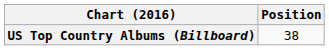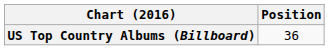(291, 35) 38 -> (291, 35) 36
